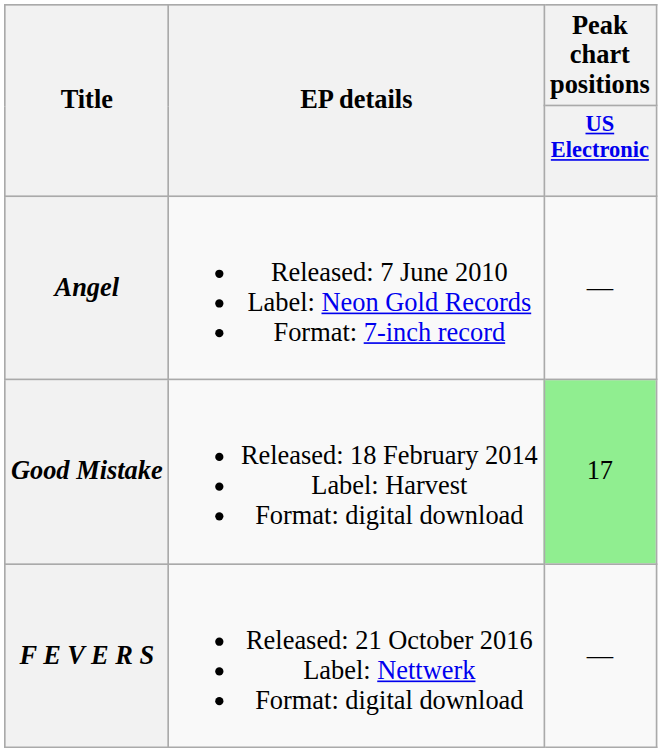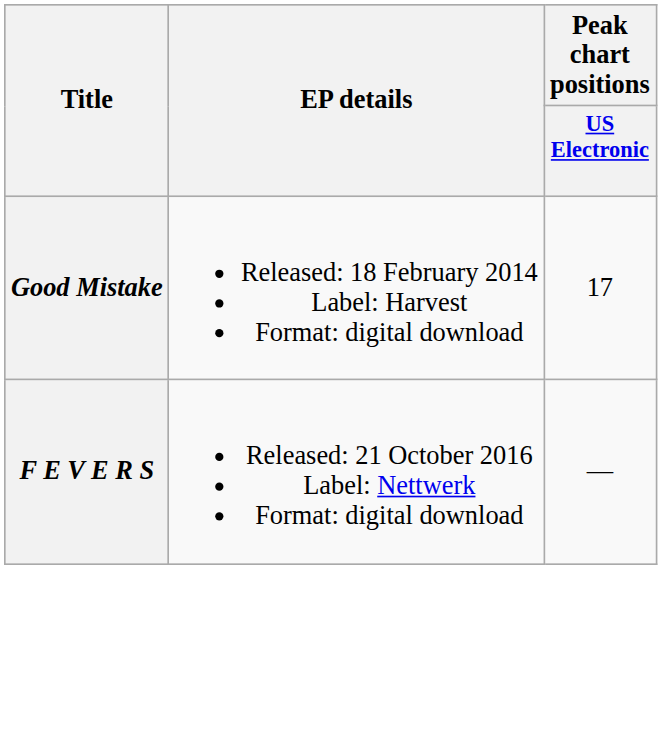- row: (87, 287)
(600, 471) lightgreen background -> (600, 287) no background
